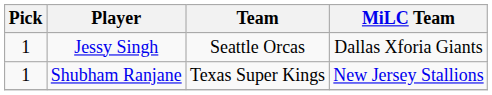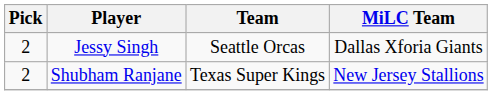(26, 47) 1 -> (26, 47) 2
(26, 75) 1 -> (26, 75) 2
